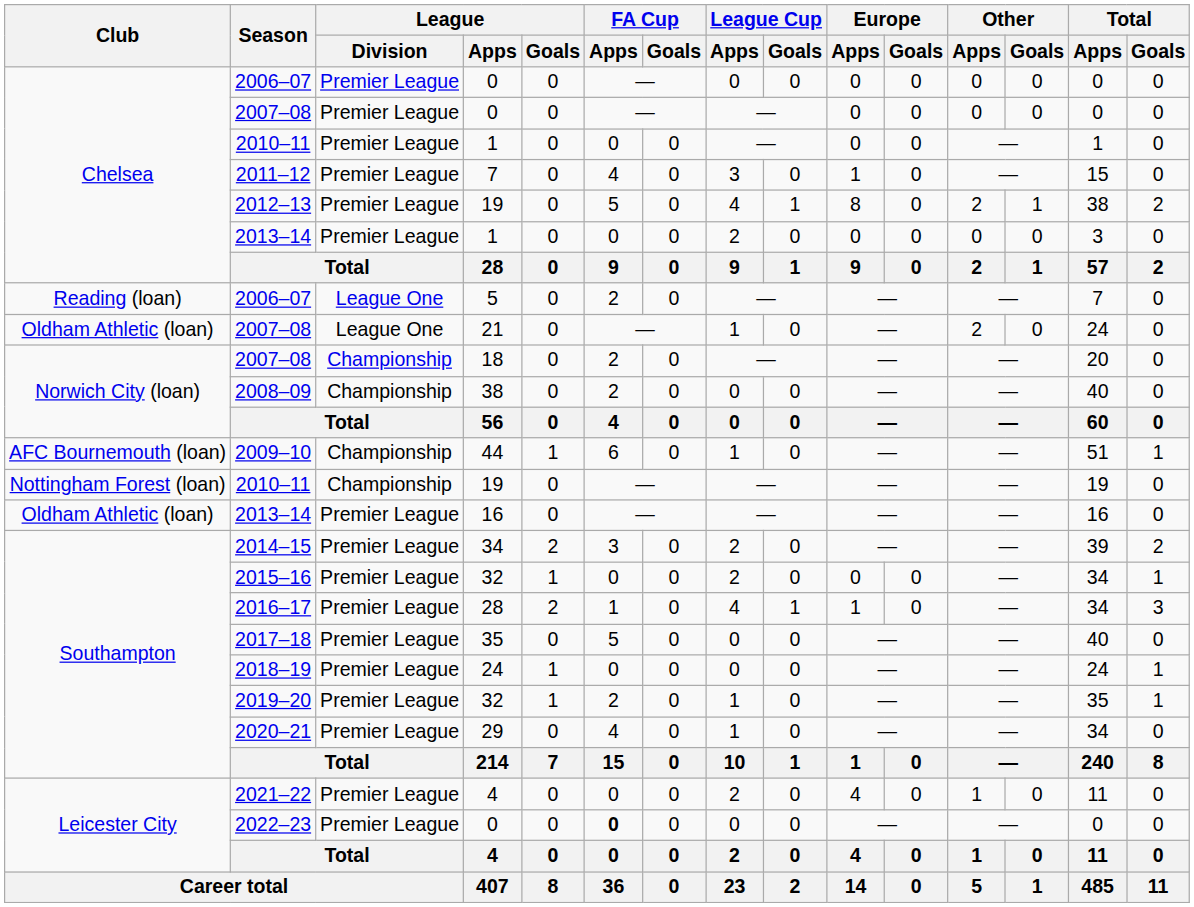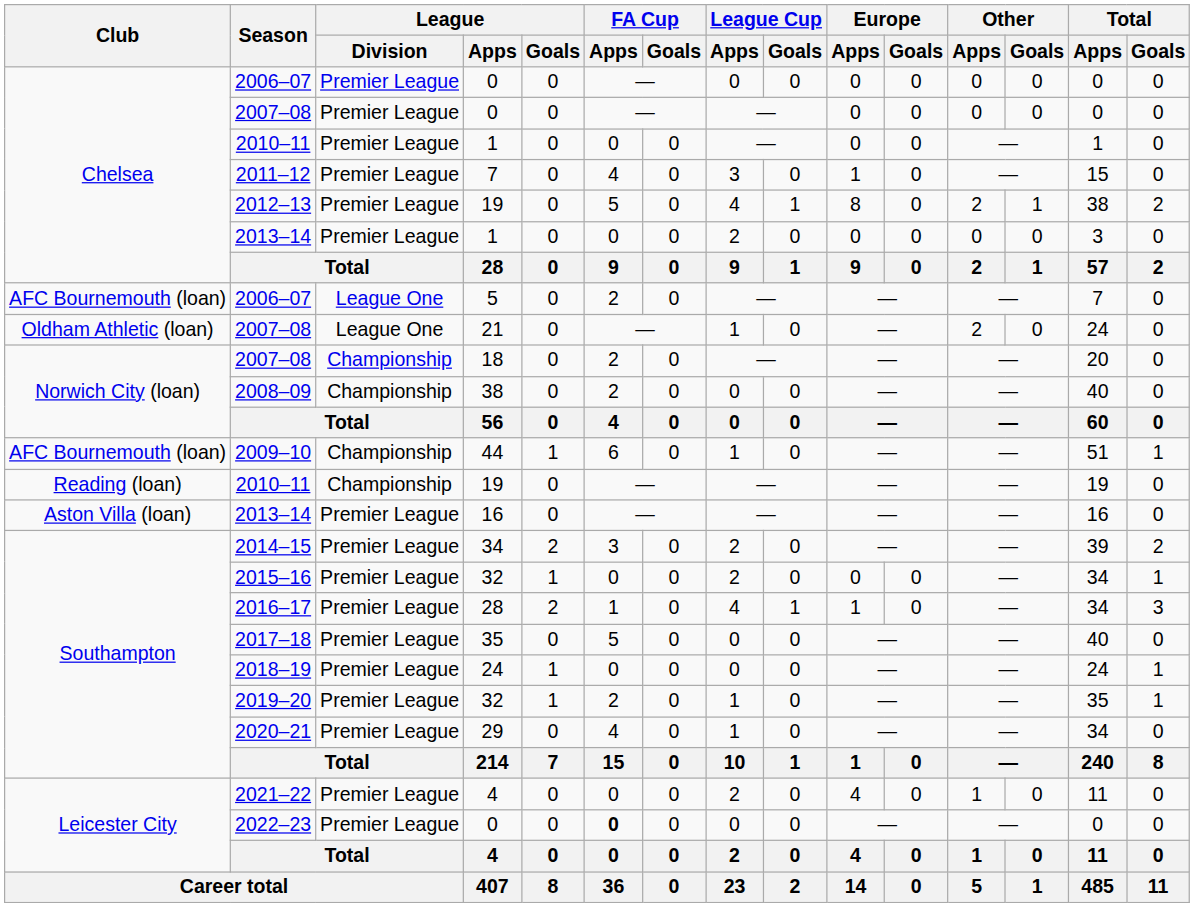(118, 298) Reading (loan) -> (118, 298) AFC Bournemouth (loan)
(118, 484) Nottingham Forest (loan) -> (118, 484) Reading (loan)
(118, 515) Oldham Athletic (loan) -> (118, 515) Aston Villa (loan)
